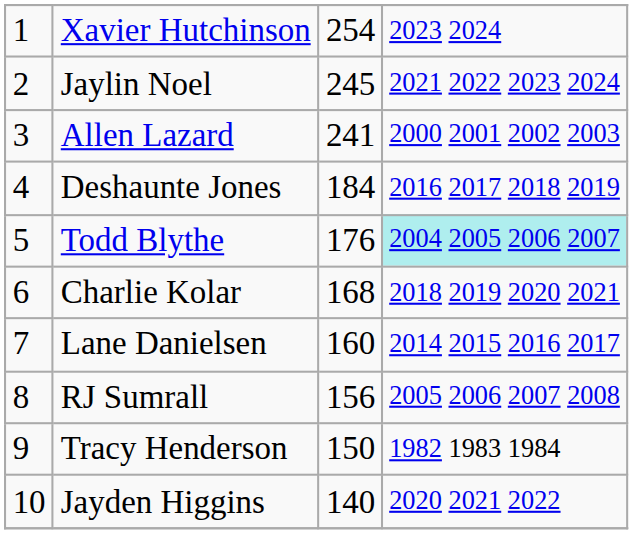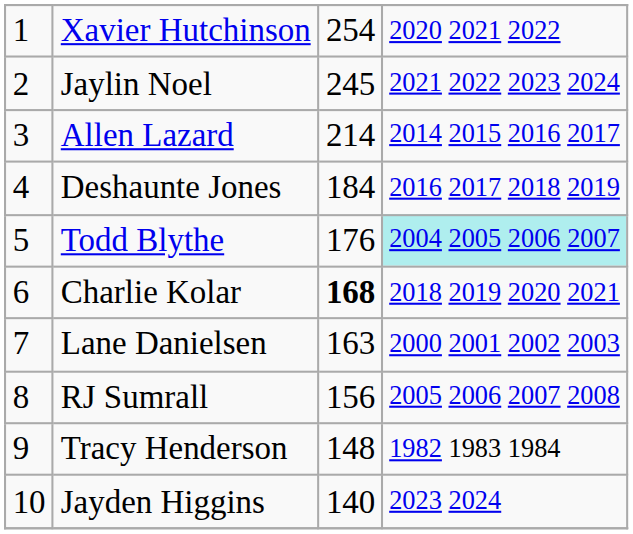(445, 30) 2023 2024 -> (475, 30) 2020 2021 2022
(351, 135) 241 -> (351, 135) 214
(505, 135) 2000 2001 2002 2003 -> (505, 135) 2014 2015 2016 2017
(351, 291) normal -> (351, 291) bold
(351, 344) 160 -> (351, 344) 163
(505, 344) 2014 2015 2016 2017 -> (505, 344) 2000 2001 2002 2003
(351, 448) 150 -> (351, 448) 148
(475, 501) 2020 2021 2022 -> (445, 501) 2023 2024
